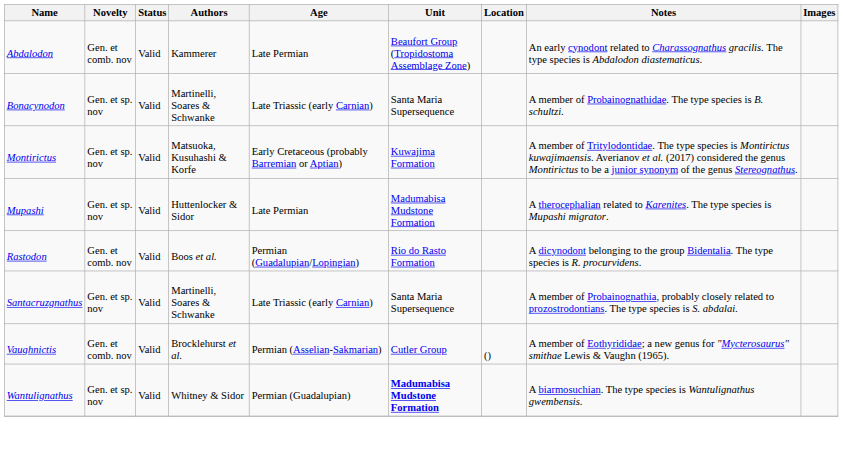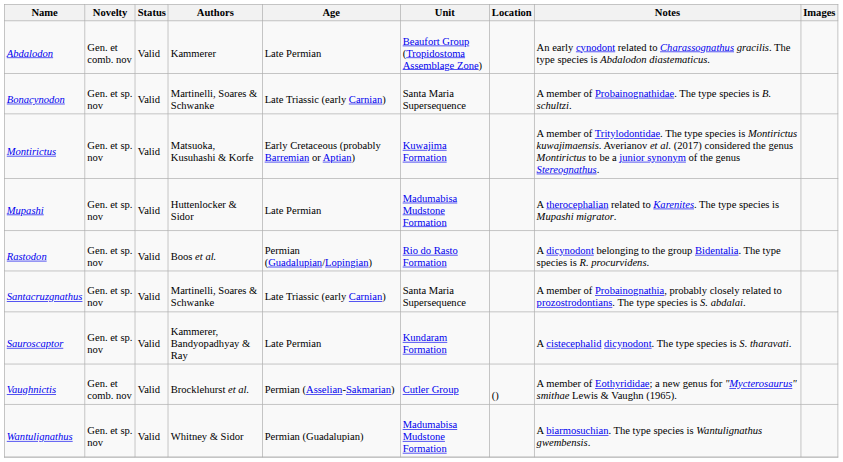(110, 256) Gen. et comb. nov -> (110, 256) Gen. et sp. nov
+ row: (35, 343)
(420, 396) bold -> (430, 436) normal
